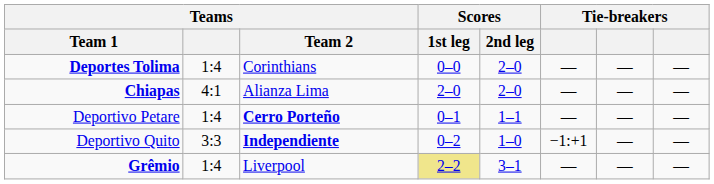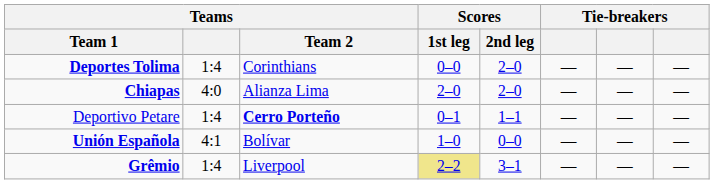(211, 91) 4:1 -> (211, 91) 4:0
+ row: (126, 141)
- row: (128, 141)
